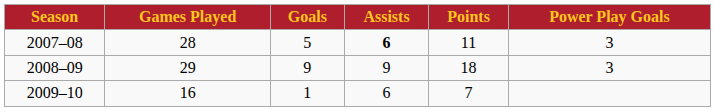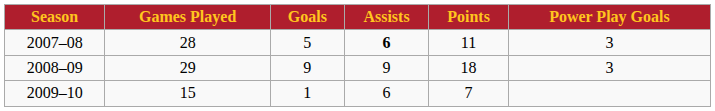(188, 93) 16 -> (188, 93) 15
